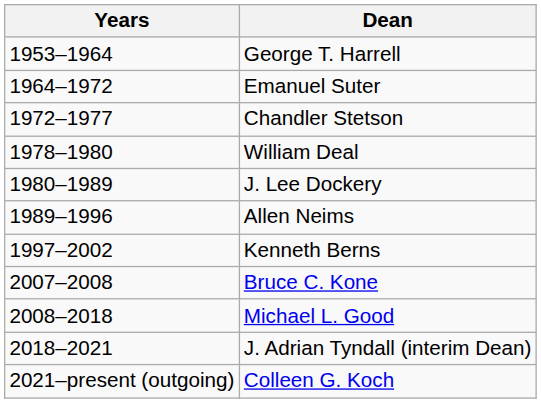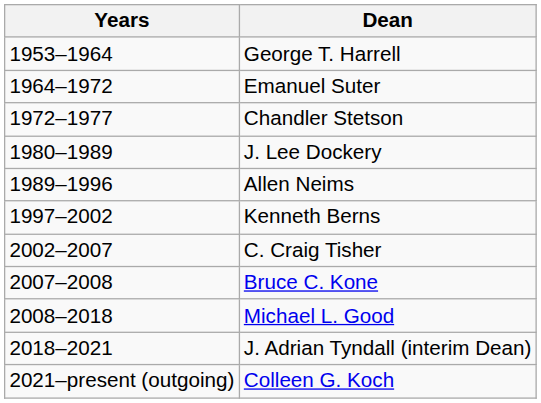- row: (301, 151)
+ row: (313, 250)
